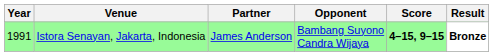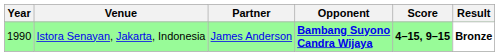(19, 37) 1991 -> (19, 37) 1990
(341, 37) normal -> (344, 37) bold
